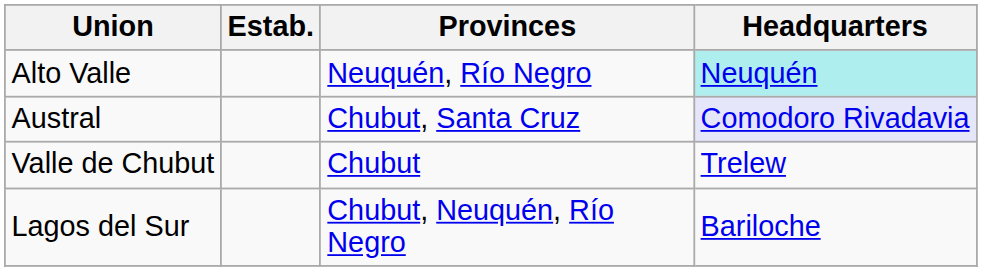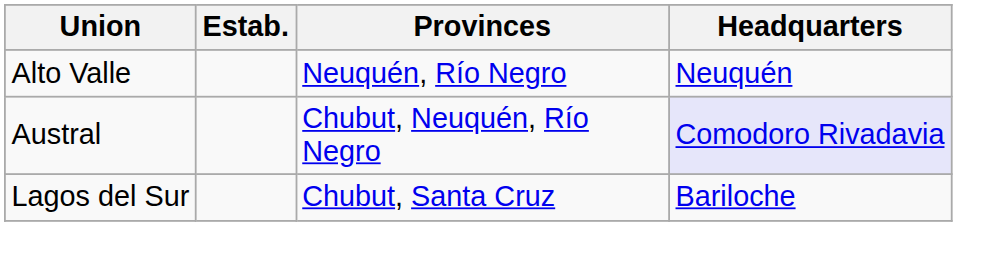(759, 73) paleturquoise background -> (734, 73) no background
(454, 118) Chubut, Santa Cruz -> (446, 134) Chubut, Neuquén, Río Negro
- row: (113, 164)
(471, 226) Chubut, Neuquén, Río Negro -> (429, 196) Chubut, Santa Cruz
